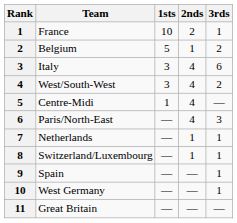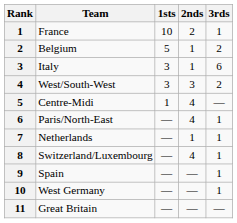(192, 66) 4 -> (192, 66) 1
(192, 84) 4 -> (192, 84) 3
(219, 119) 3 -> (219, 119) 1
(192, 155) 1 -> (192, 155) 4
